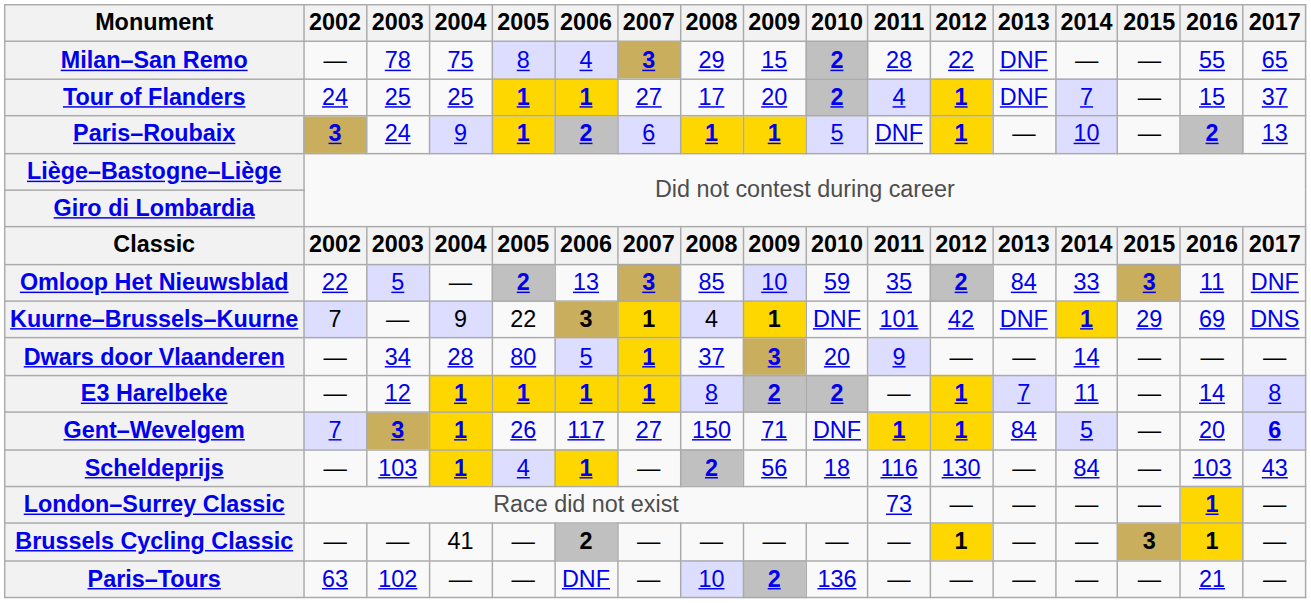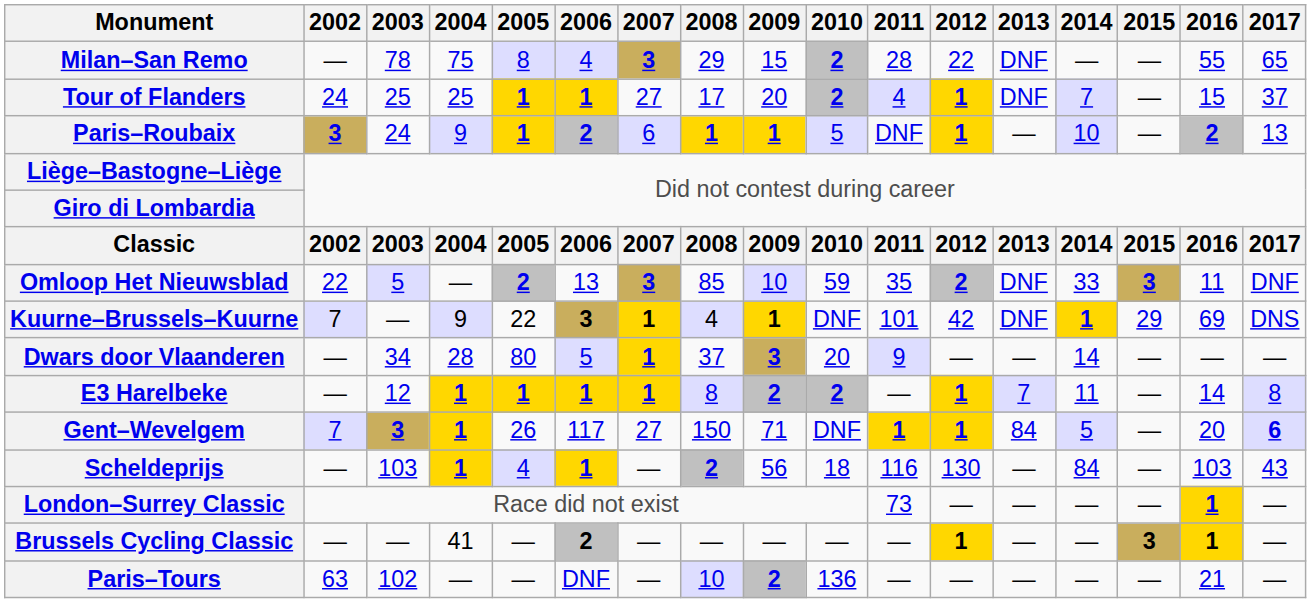(1024, 282) 84 -> (1024, 282) DNF
